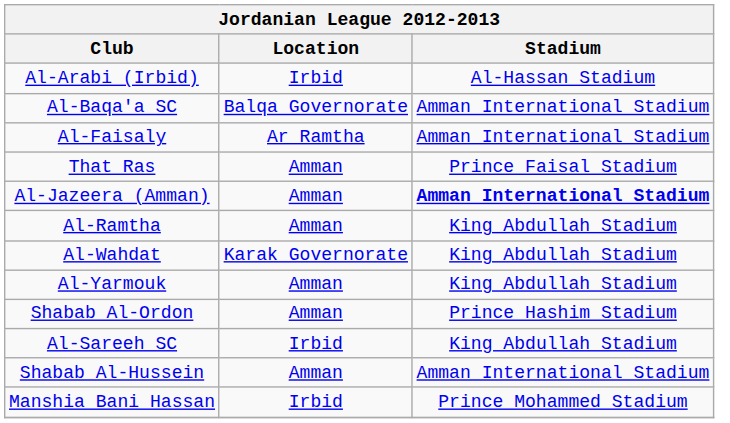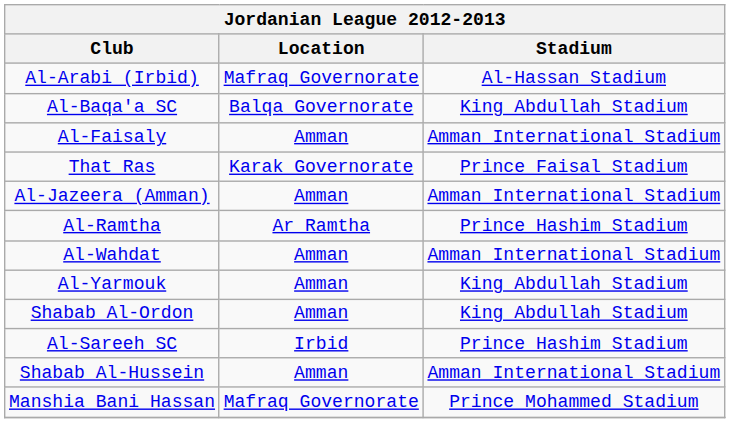(316, 78) Irbid -> (321, 78) Mafraq Governorate
(563, 108) Amman International Stadium -> (574, 108) King Abdullah Stadium
(316, 137) Ar Ramtha -> (321, 137) Amman
(316, 167) Amman -> (321, 167) Karak Governorate
(563, 196) bold -> (574, 196) normal
(316, 226) Amman -> (321, 226) Ar Ramtha
(563, 226) King Abdullah Stadium -> (574, 226) Prince Hashim Stadium
(316, 255) Karak Governorate -> (321, 255) Amman
(563, 255) King Abdullah Stadium -> (574, 255) Amman International Stadium
(563, 314) Prince Hashim Stadium -> (574, 314) King Abdullah Stadium
(563, 343) King Abdullah Stadium -> (574, 343) Prince Hashim Stadium
(316, 402) Irbid -> (321, 402) Mafraq Governorate
